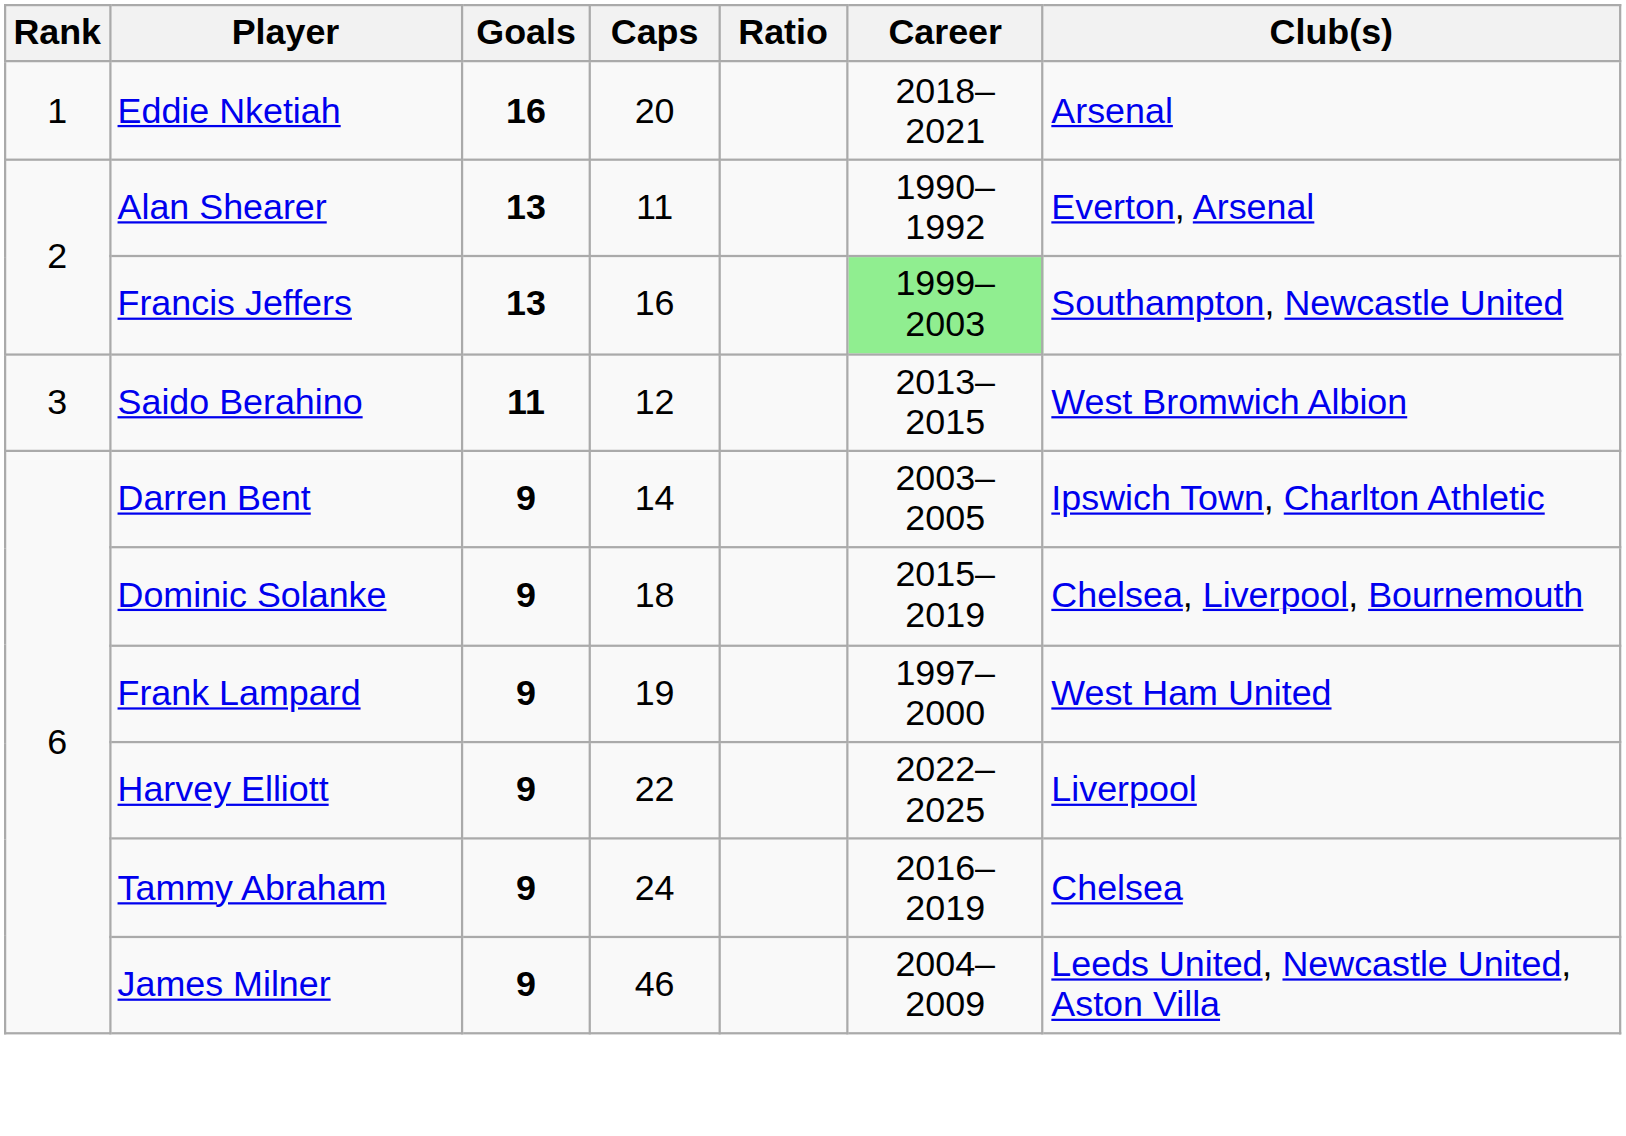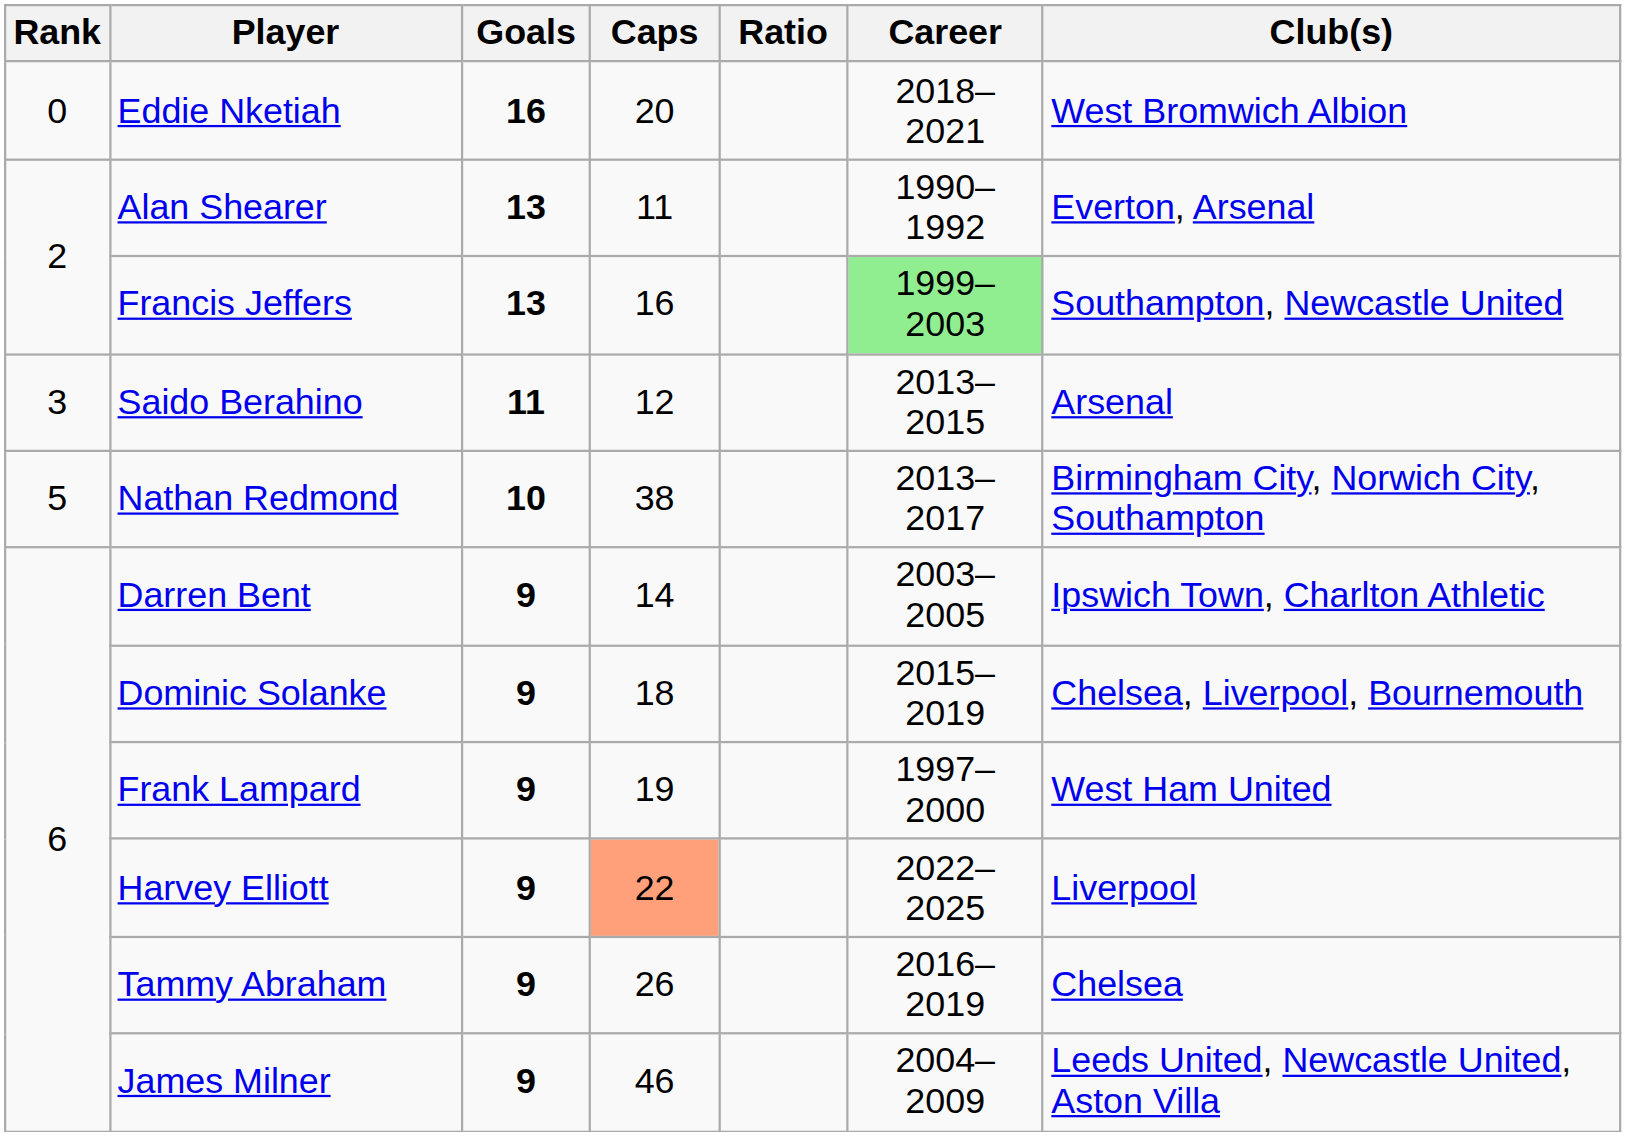(57, 109) 1 -> (57, 109) 0
(1112, 109) Arsenal -> (1229, 109) West Bromwich Albion
(1229, 401) West Bromwich Albion -> (1112, 401) Arsenal
+ row: (258, 498)
(655, 790) no background -> (655, 887) lightsalmon background
(655, 887) 24 -> (655, 984) 26
